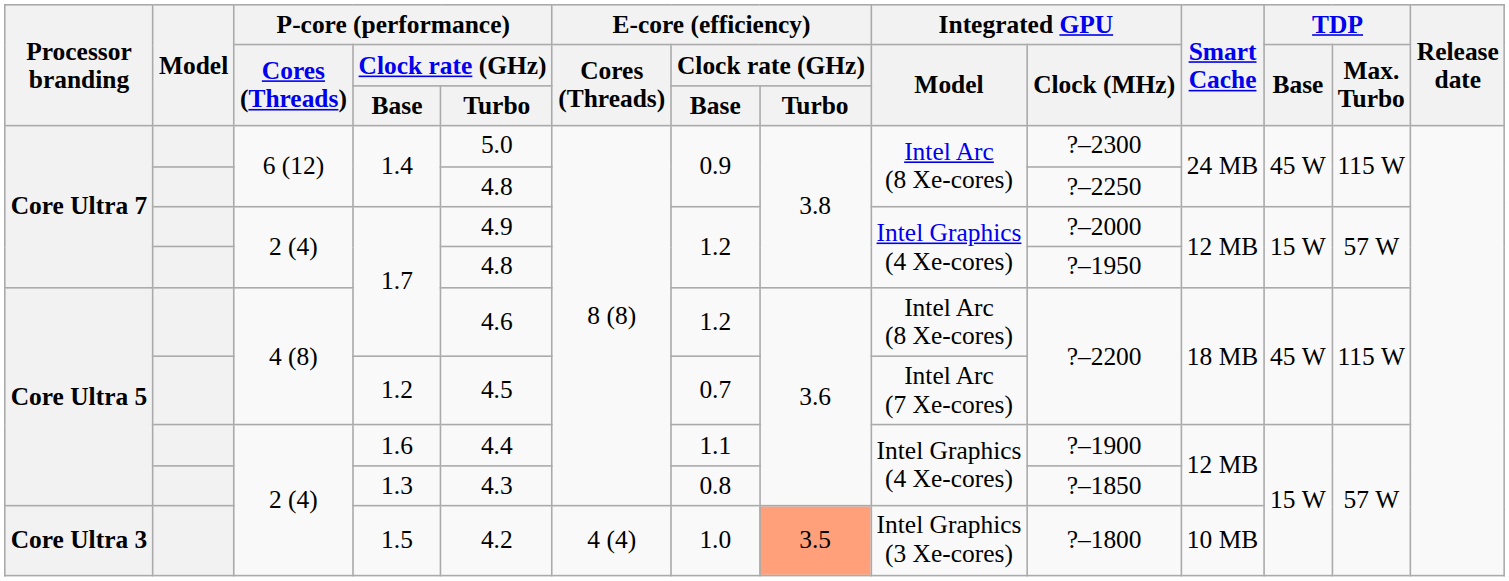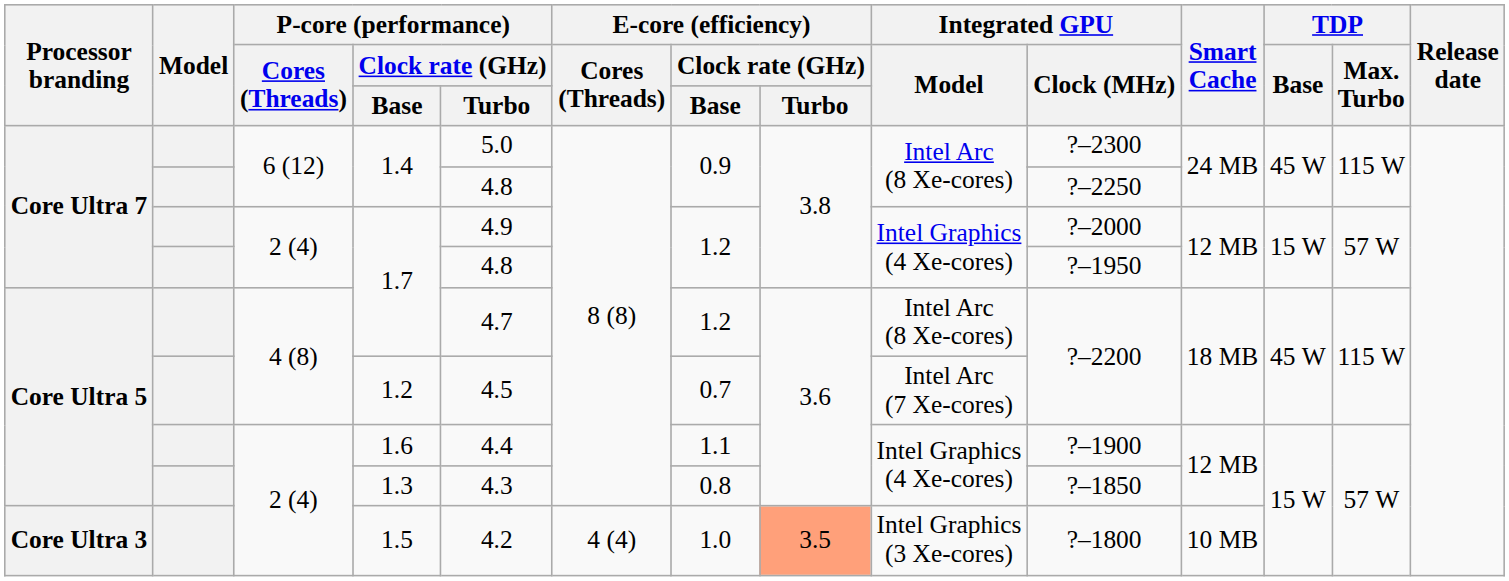(497, 321) 4.6 -> (497, 321) 4.7
